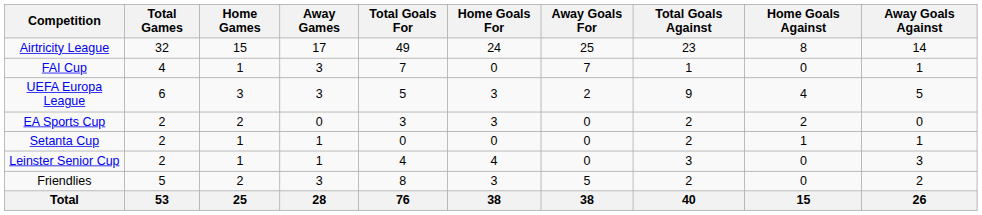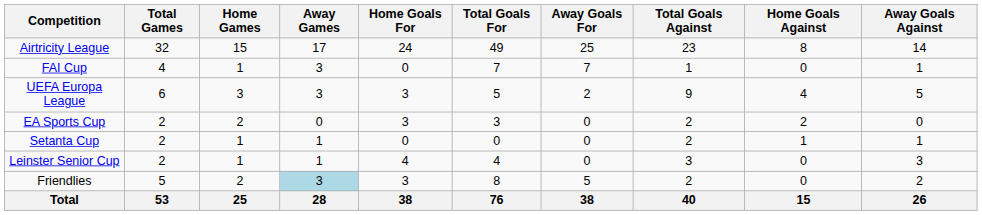columns swapped: (403, 21) <-> (494, 21)
(319, 181) no background -> (319, 181) lightblue background
